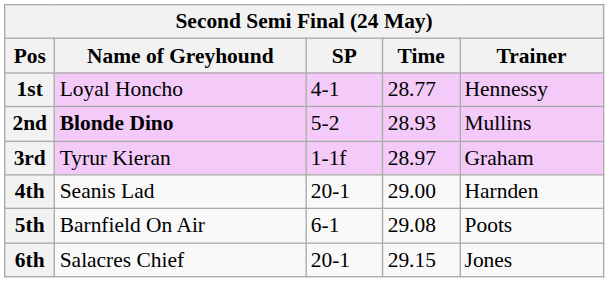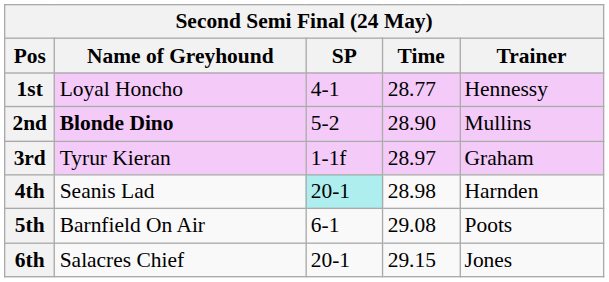(412, 123) 28.93 -> (412, 123) 28.90
(330, 191) no background -> (330, 191) paleturquoise background
(412, 191) 29.00 -> (412, 191) 28.98
